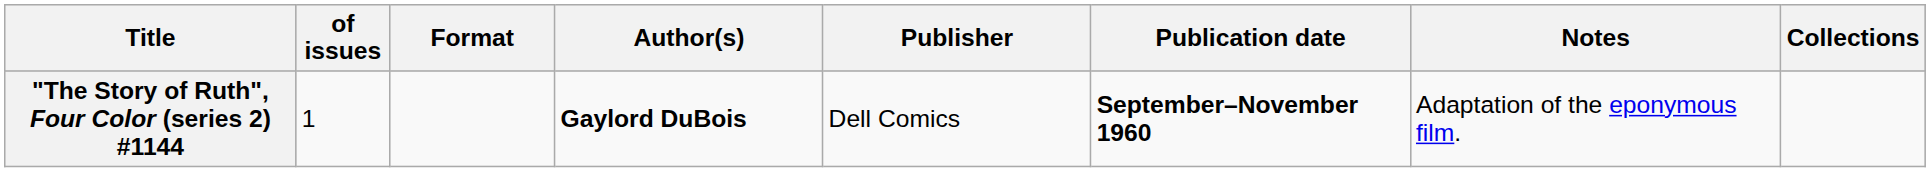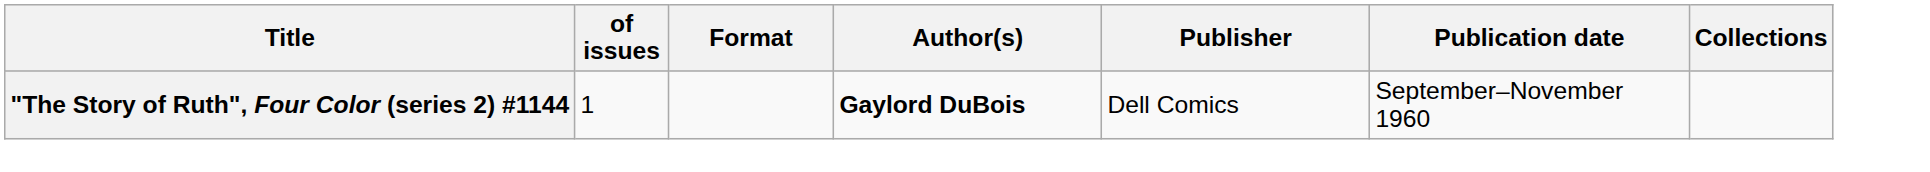- column: (1596, 37)
(1227, 118) bold -> (1499, 104) normal
